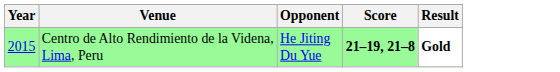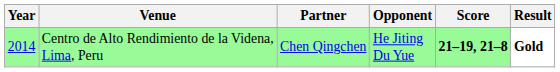+ column: (323, 16)
(22, 47) 2015 -> (22, 47) 2014
